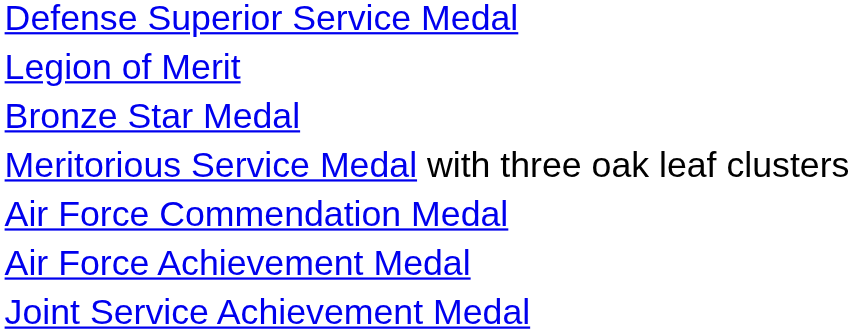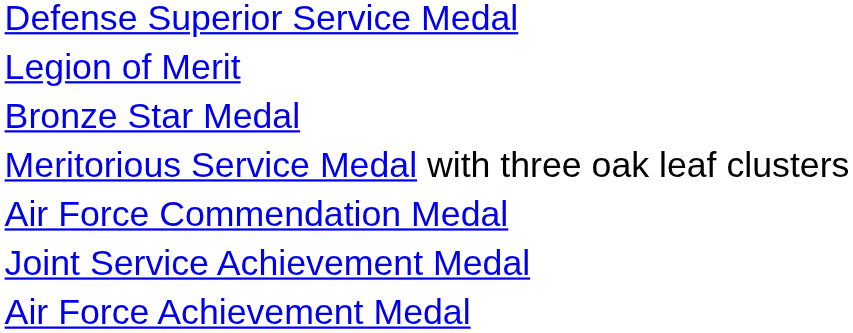rows swapped: (267, 312) <-> (238, 263)
